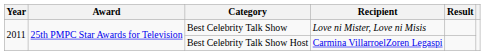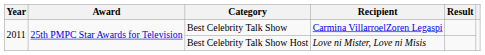(369, 27) Love ni Mister, Love ni Misis -> (378, 27) Carmina VillarroelZoren Legaspi
(378, 43) Carmina VillarroelZoren Legaspi -> (369, 43) Love ni Mister, Love ni Misis
